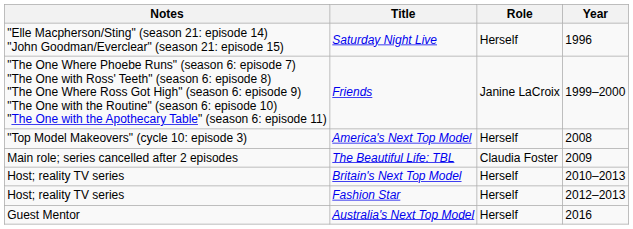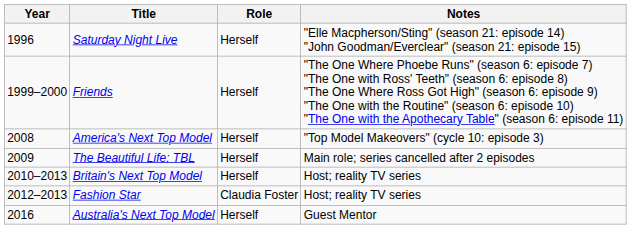columns swapped: (595, 14) <-> (167, 14)
(520, 92) Janine LaCroix -> (239, 92) Herself
(519, 157) Claudia Foster -> (239, 157) Herself
(499, 195) Herself -> (259, 195) Claudia Foster
